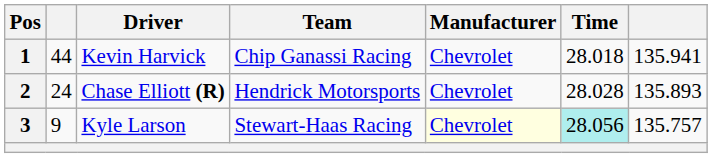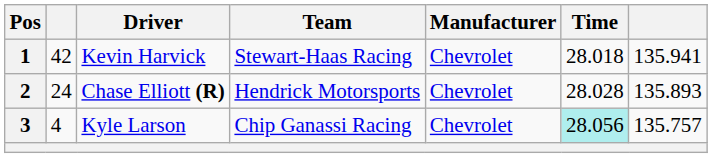(61, 56) 44 -> (61, 56) 42
(323, 56) Chip Ganassi Racing -> (323, 56) Stewart-Haas Racing
(56, 125) 9 -> (56, 125) 4
(323, 125) Stewart-Haas Racing -> (323, 125) Chip Ganassi Racing
(471, 125) lightyellow background -> (471, 125) no background
